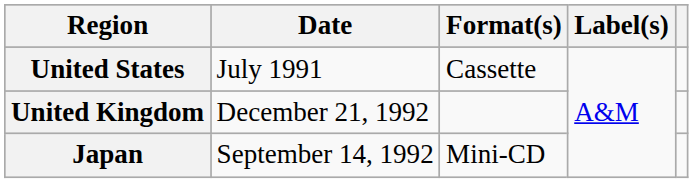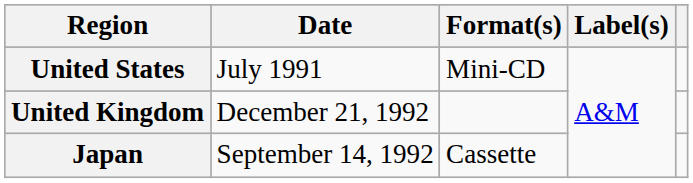(491, 68) Cassette -> (496, 68) Mini-CD
(496, 154) Mini-CD -> (491, 154) Cassette
